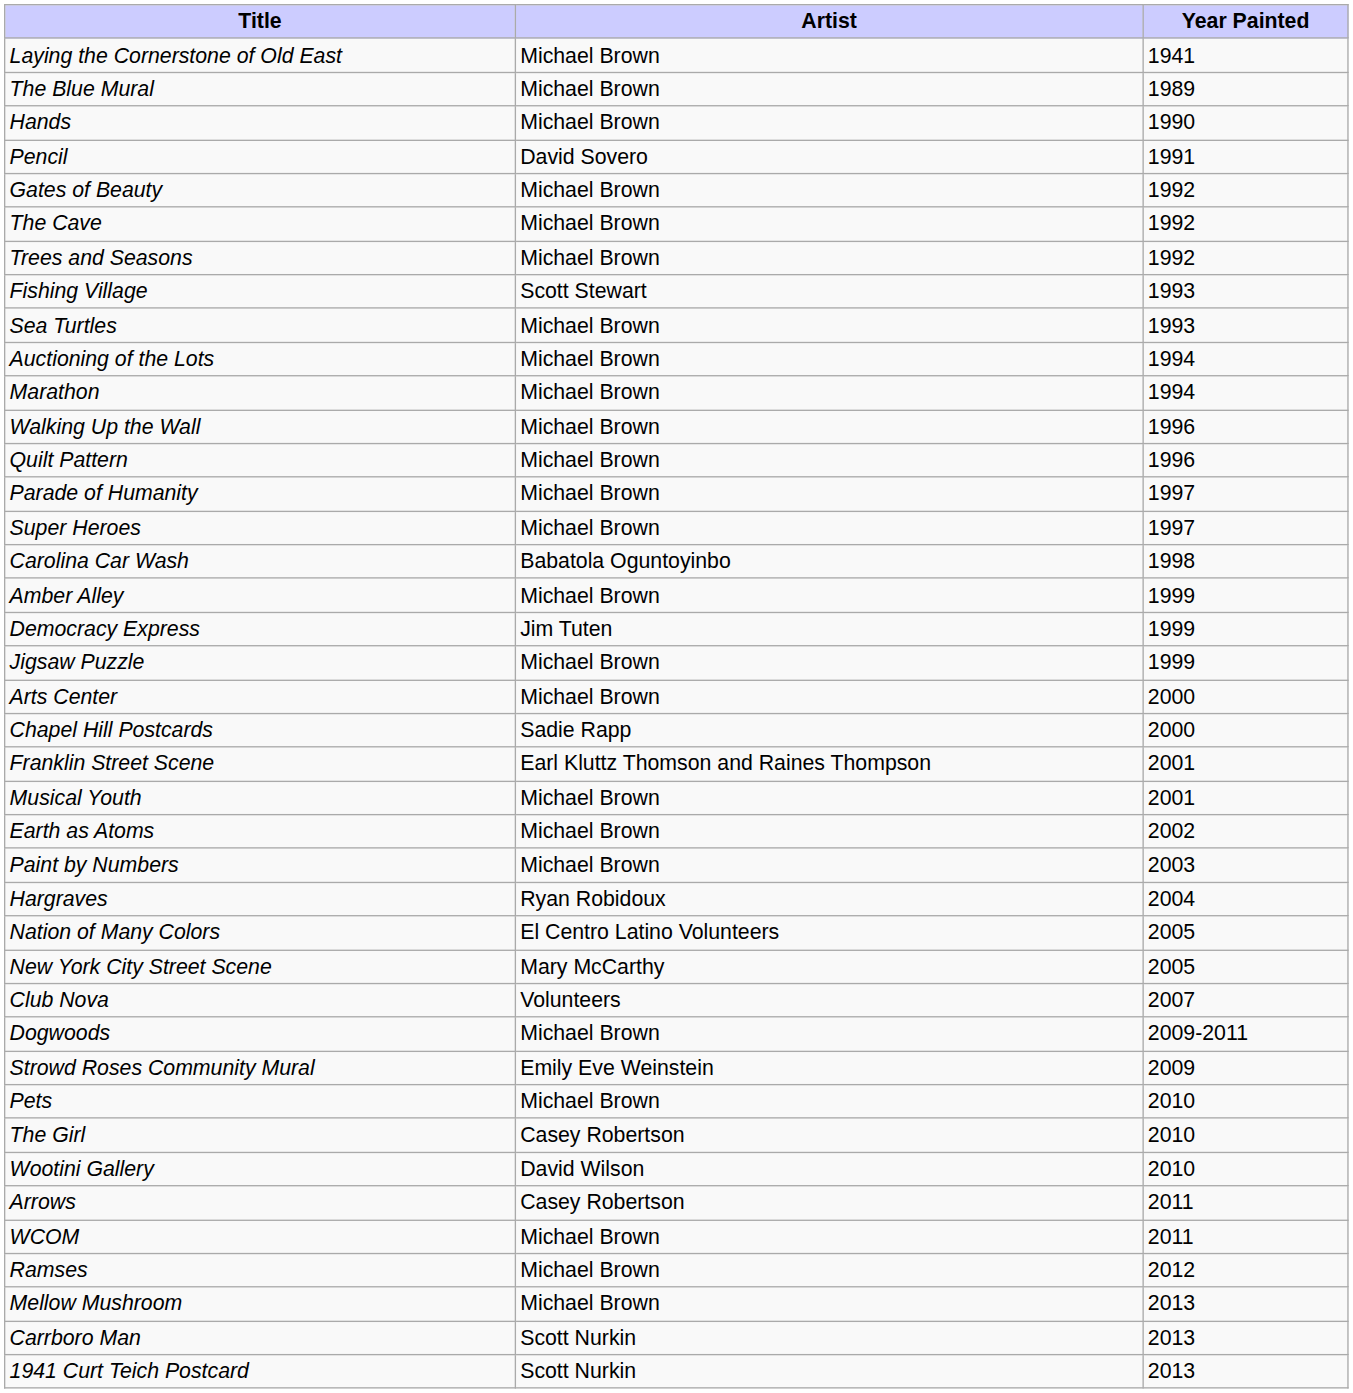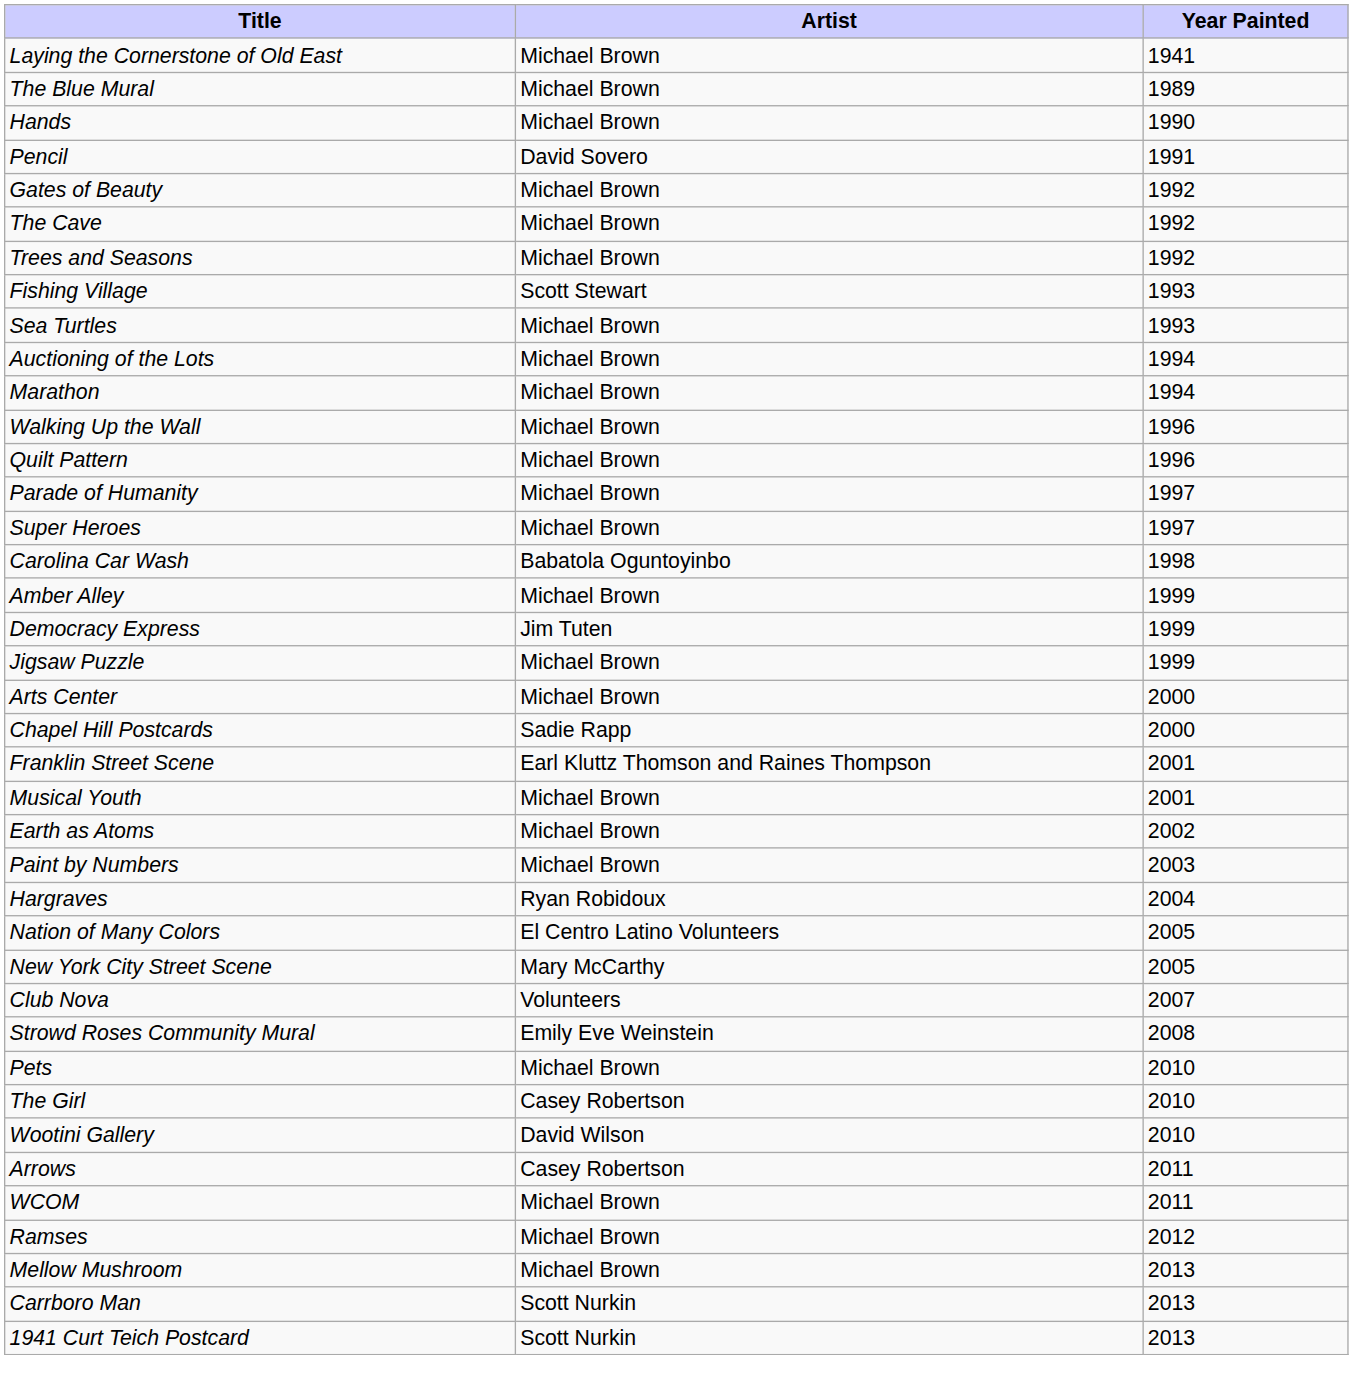- row: (60, 1033)
(1172, 1067) 2009 -> (1172, 1033) 2008
